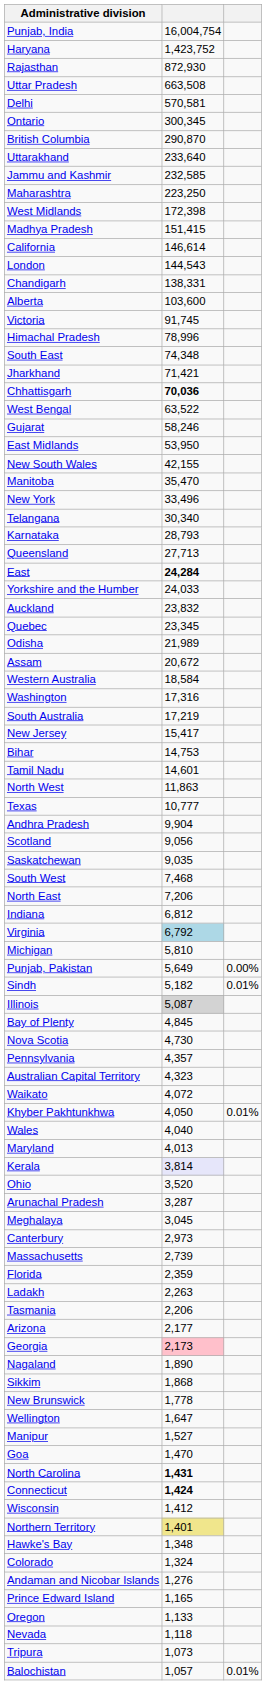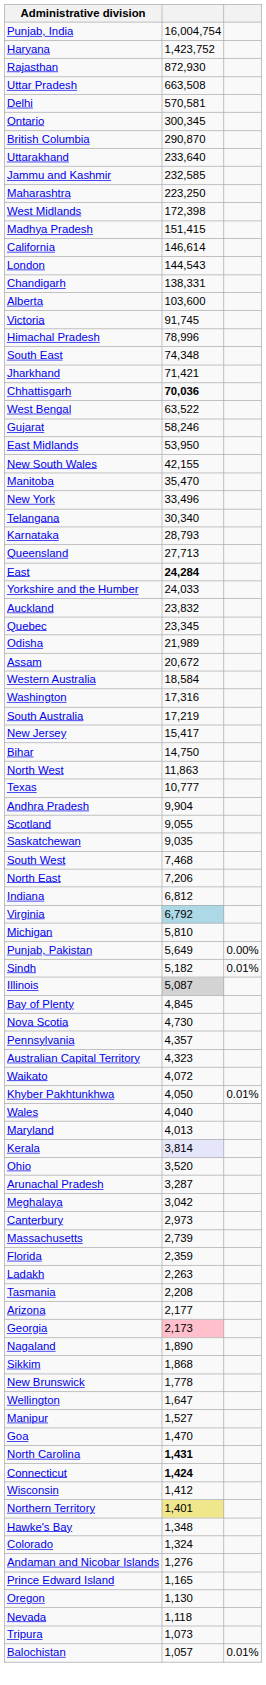(182, 752) 14,753 -> (182, 752) 14,750
- row: (35, 770)
(179, 842) 9,056 -> (179, 824) 9,055
(179, 1220) 3,045 -> (179, 1202) 3,042
(179, 1310) 2,206 -> (179, 1292) 2,208
(179, 1616) 1,133 -> (179, 1598) 1,130
